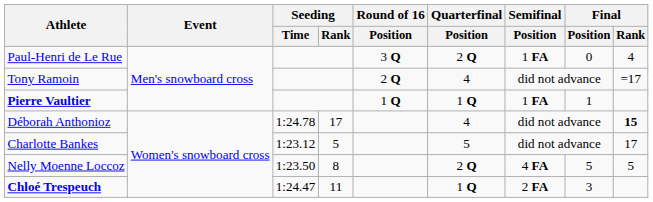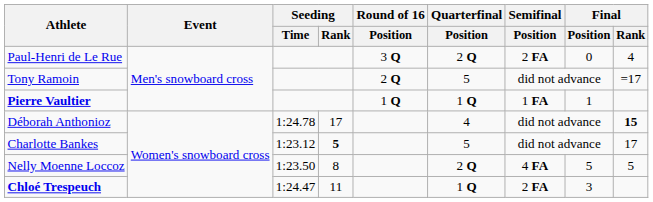(535, 57) 1 FA -> (535, 57) 2 FA
(467, 79) 4 -> (467, 79) 5
(336, 144) normal -> (336, 144) bold
